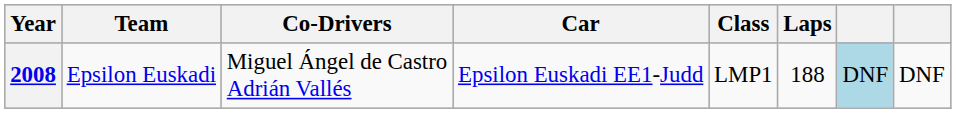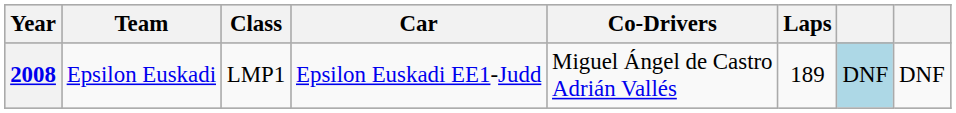columns swapped: (337, 23) <-> (743, 23)
(807, 75) 188 -> (807, 75) 189
